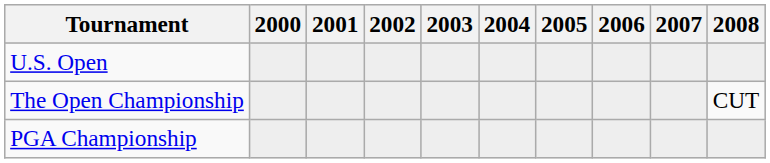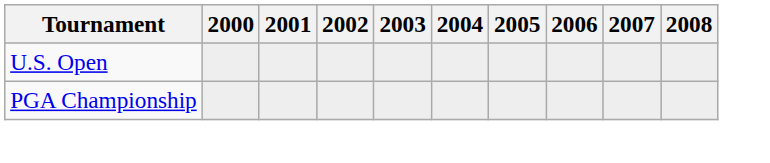- row: (127, 100)
